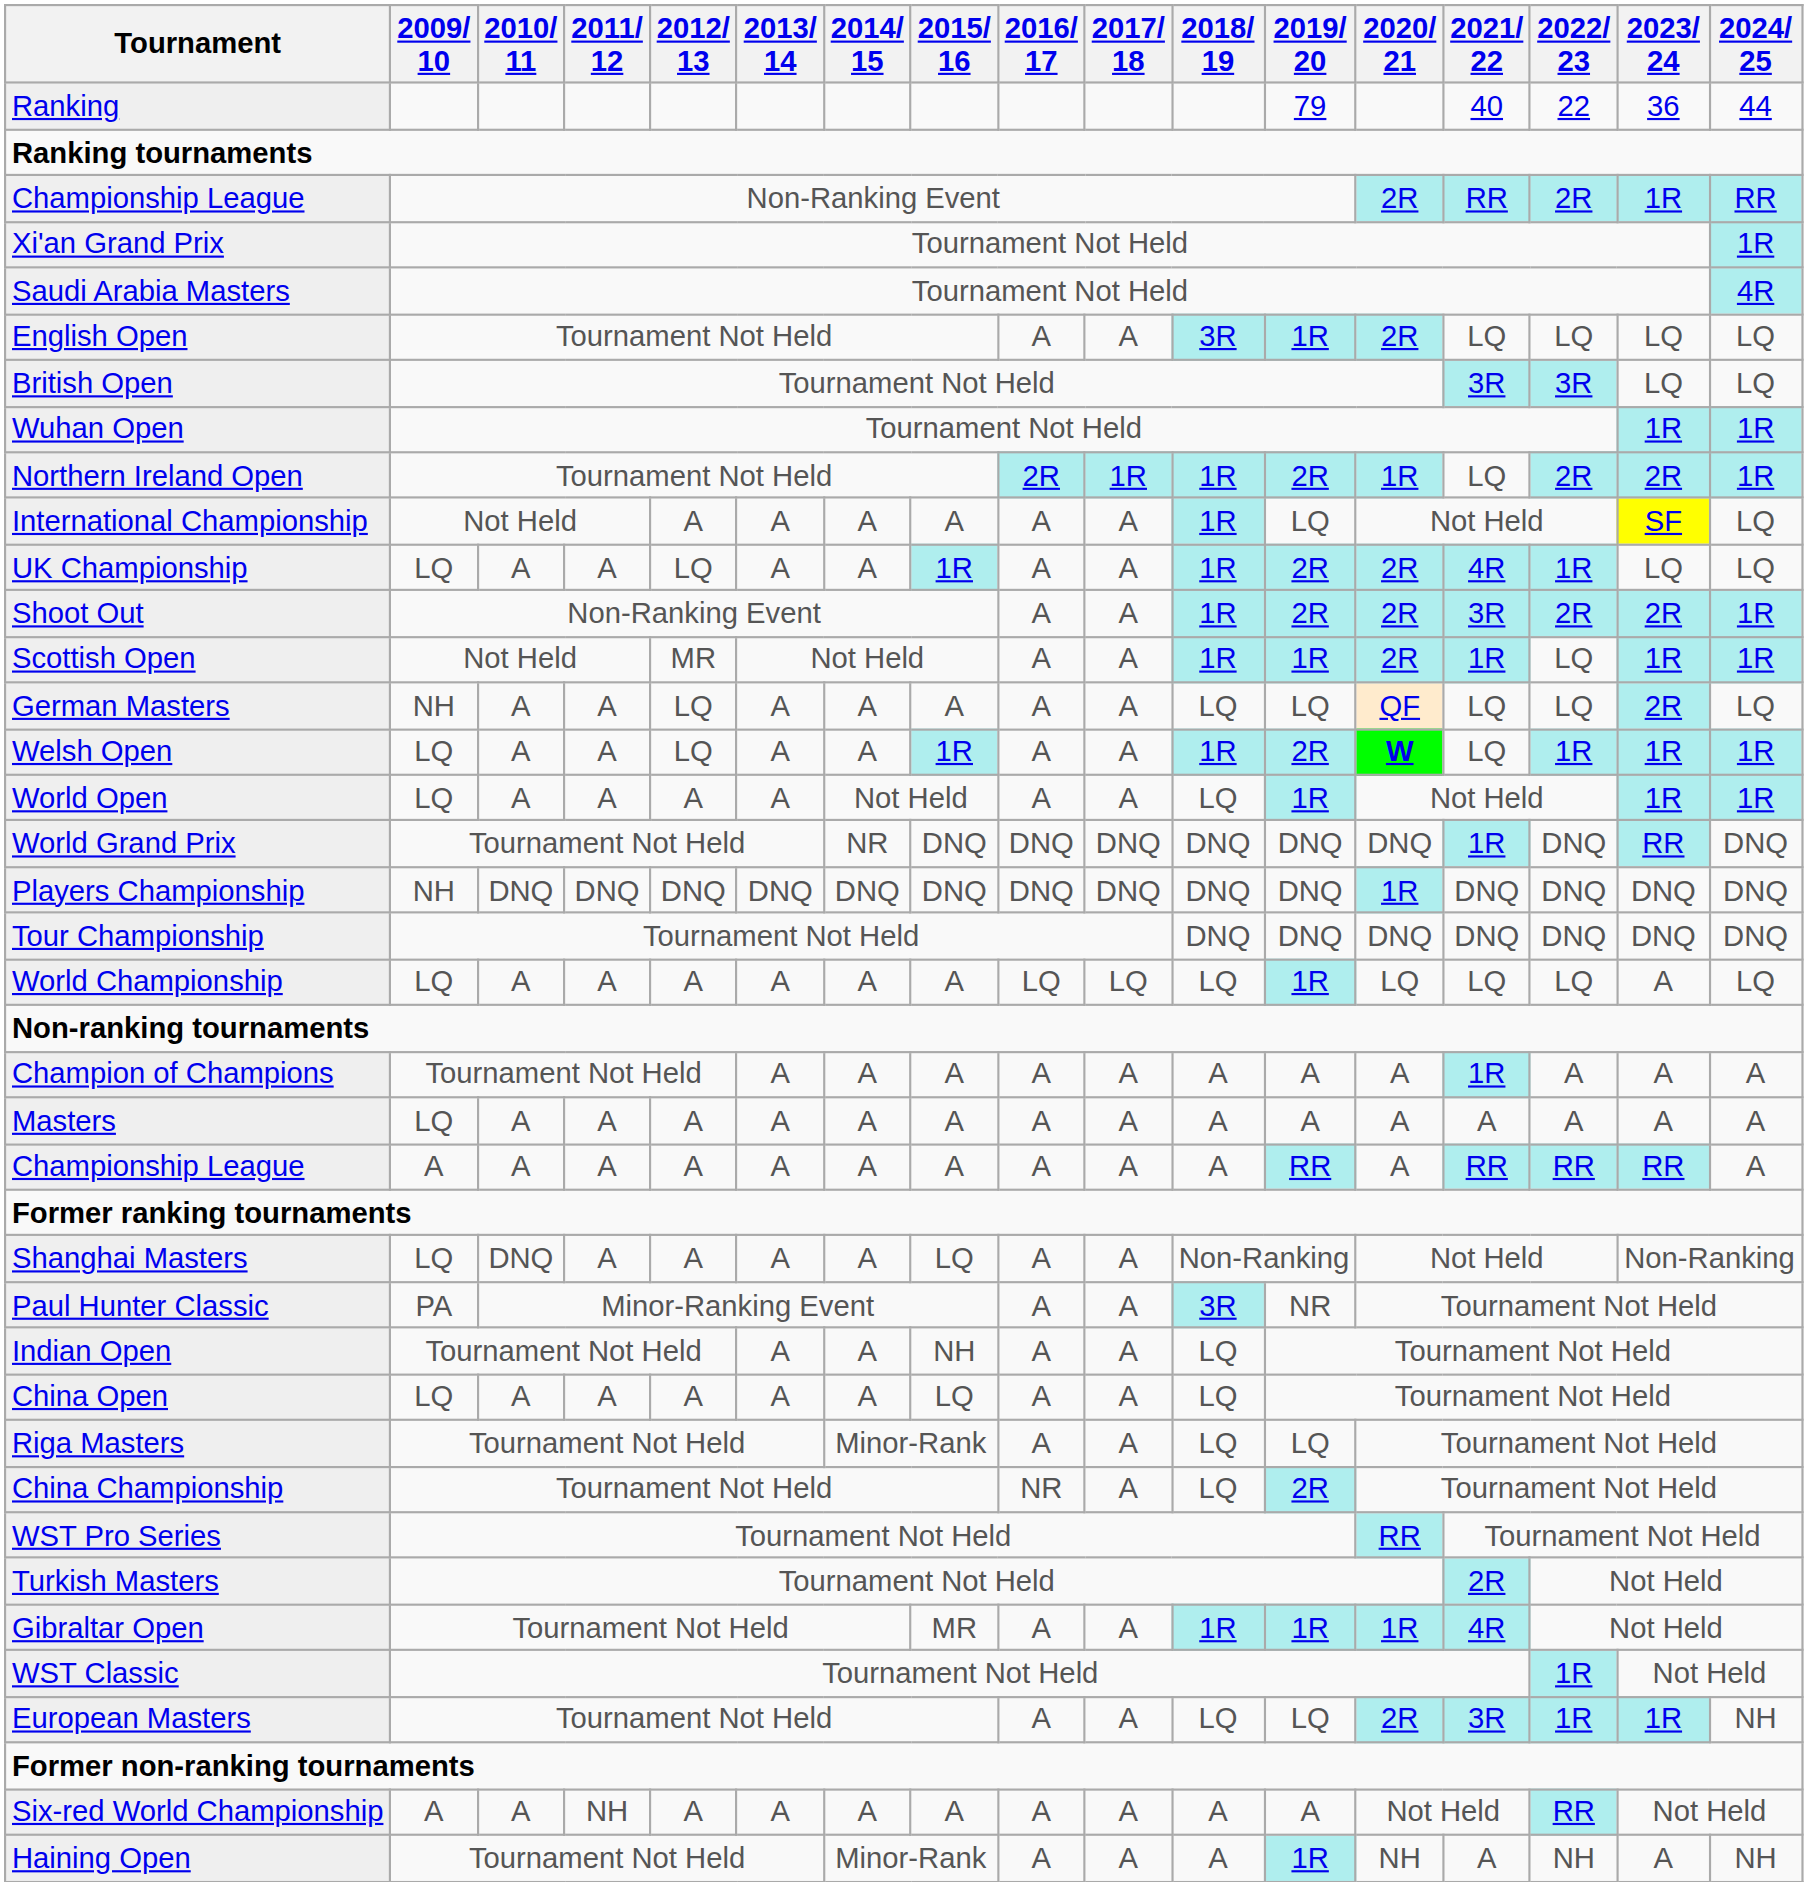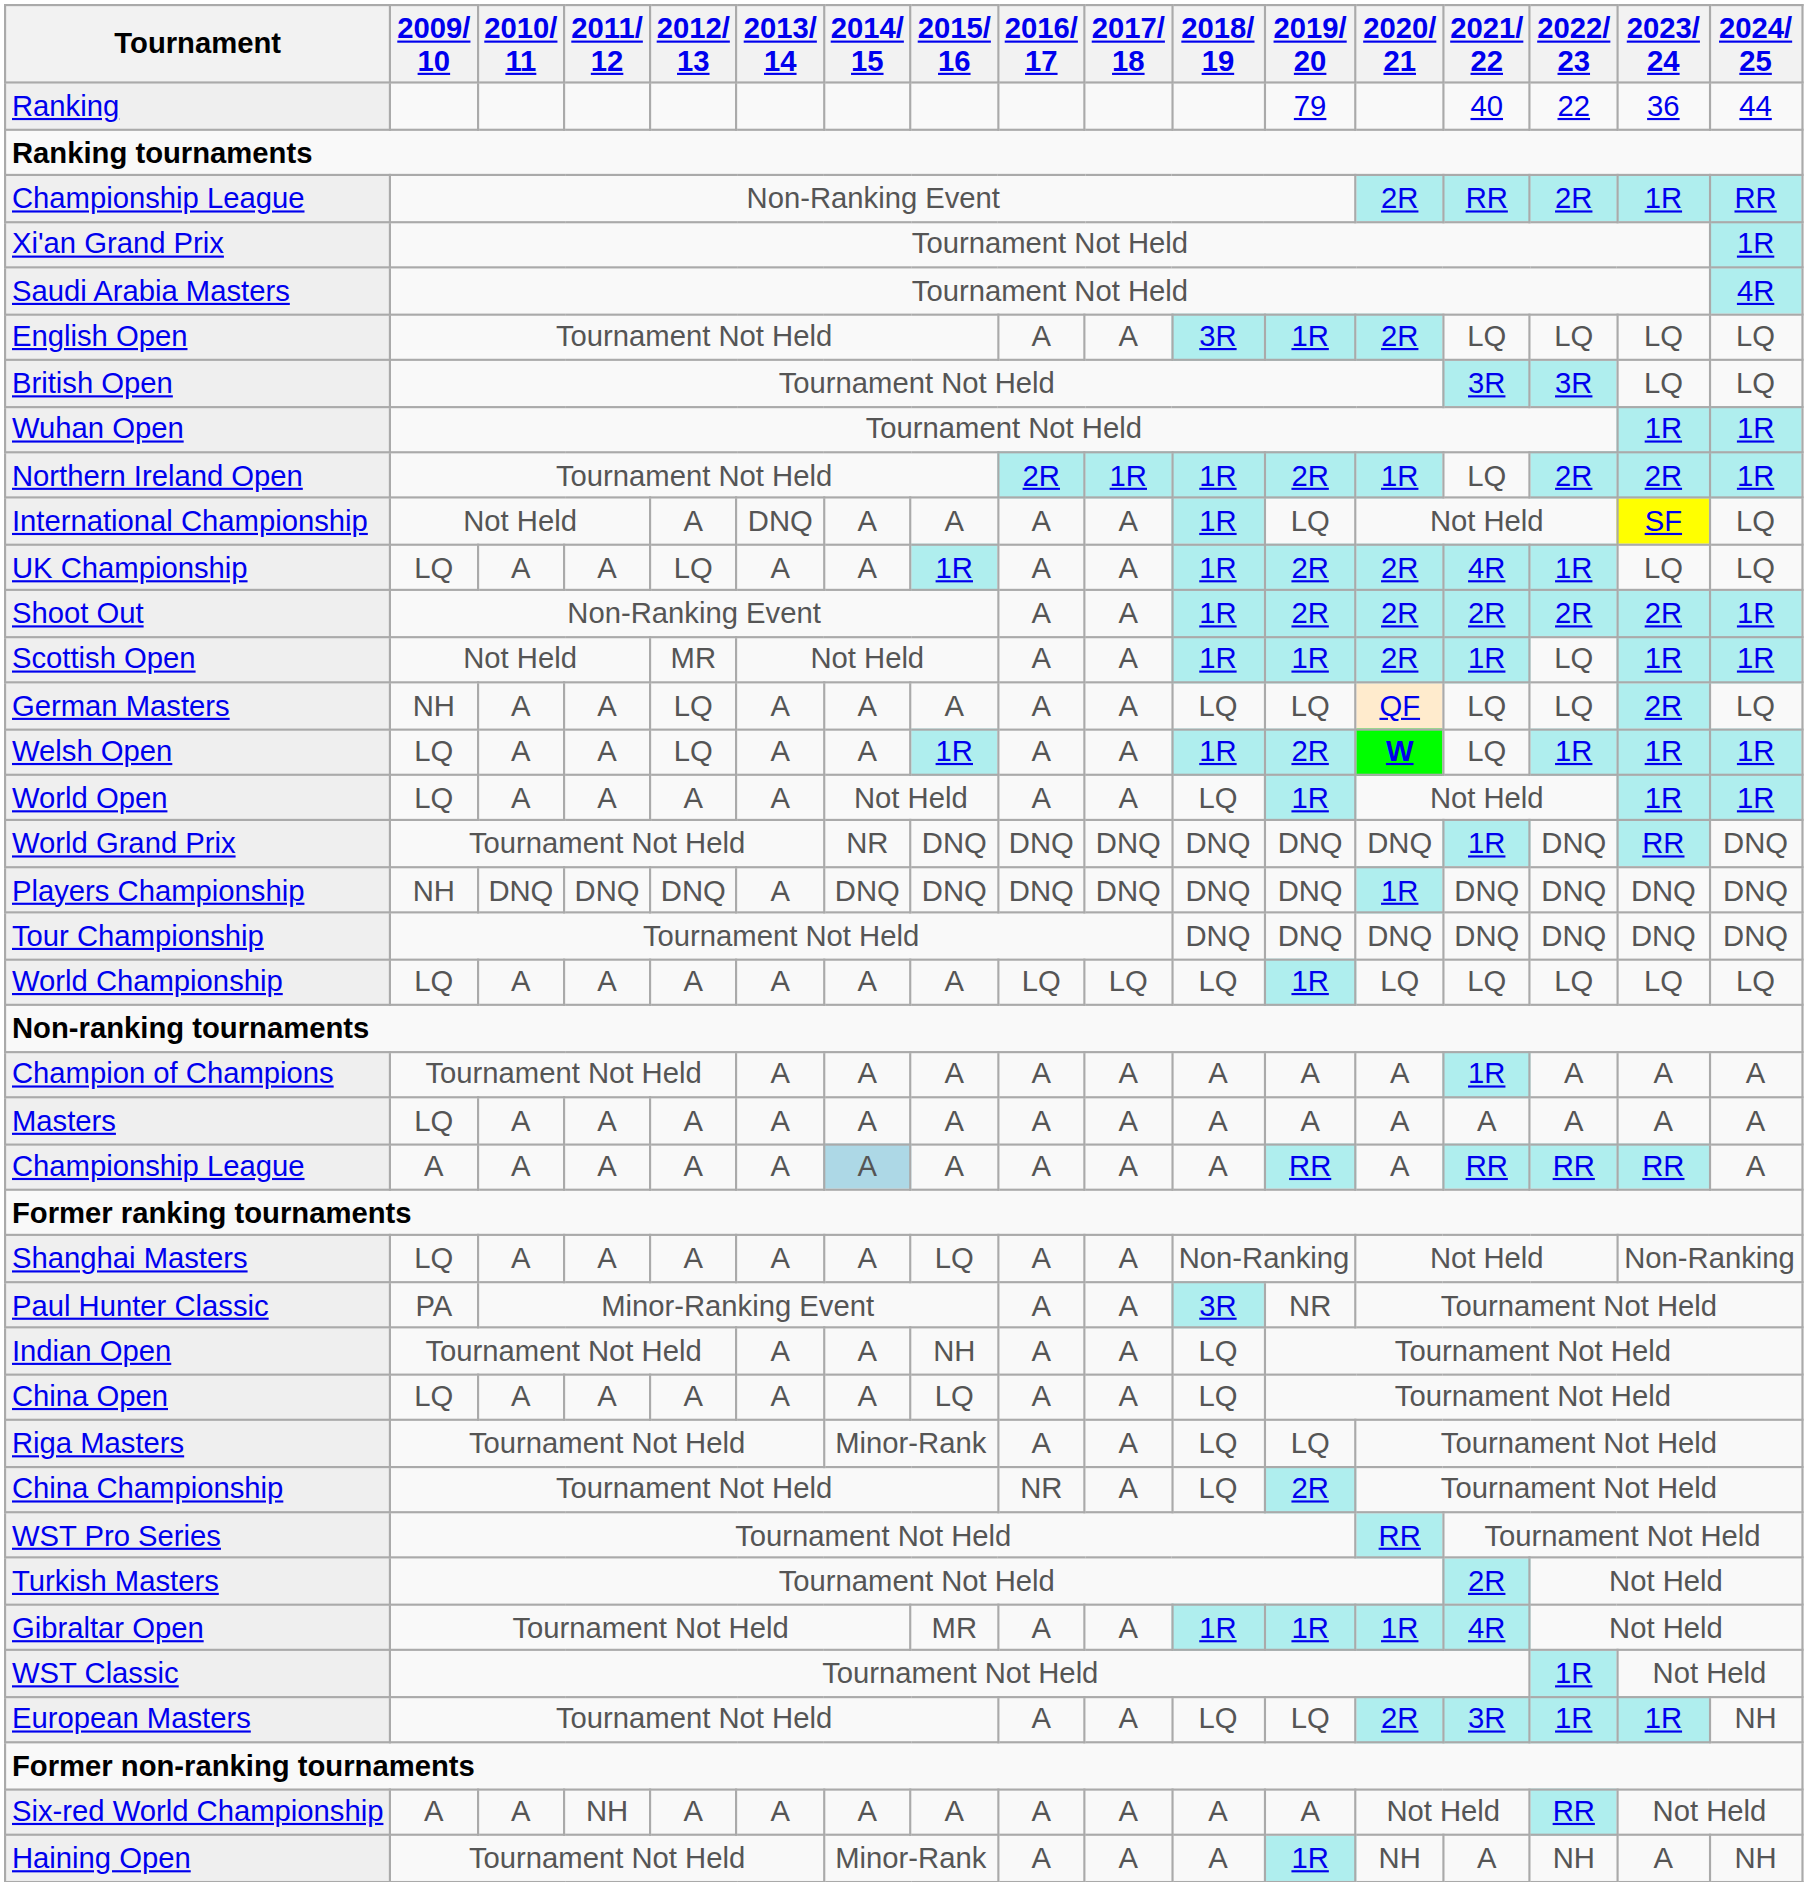(780, 521) A -> (780, 521) DNQ
(1487, 613) 3R -> (1487, 613) 2R
(780, 890) DNQ -> (780, 890) A
(1663, 982) A -> (1663, 982) LQ
(867, 1166) no background -> (867, 1166) lightblue background
(521, 1258) DNQ -> (521, 1258) A
